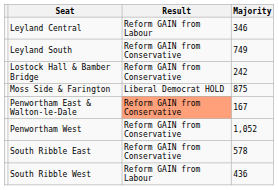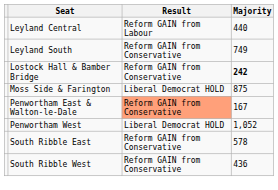(240, 28) 346 -> (240, 28) 440
(240, 72) normal -> (240, 72) bold
(162, 129) Reform GAIN from Conservative -> (174, 125) Liberal Democrat HOLD
(162, 174) Reform GAIN from Labour -> (162, 164) Reform GAIN from Conservative
